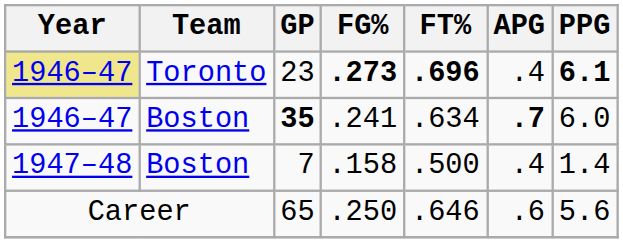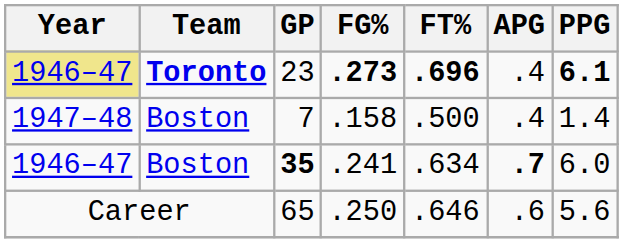(206, 75) normal -> (206, 75) bold
rows swapped: (297, 121) <-> (306, 167)
